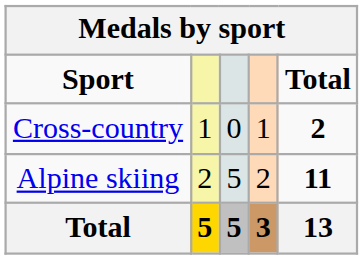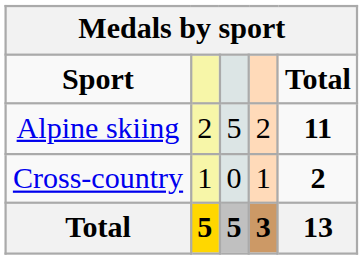rows swapped: (98, 178) <-> (98, 128)
